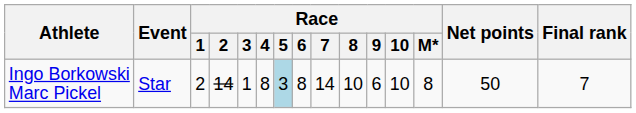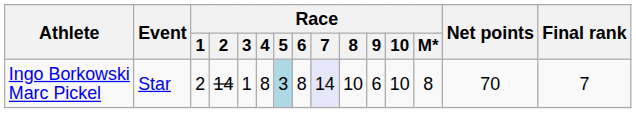(325, 84) no background -> (325, 84) lavender background
(490, 84) 50 -> (490, 84) 70
